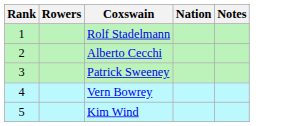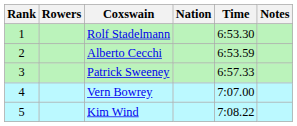+ column: (236, 14)
